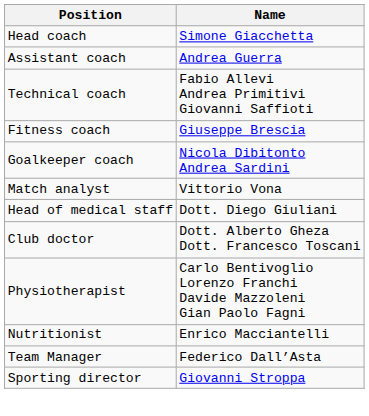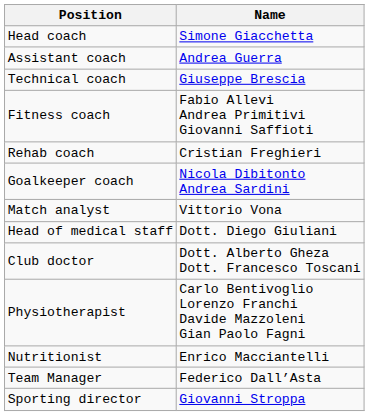(246, 95) Fabio Allevi Andrea Primitivi Giovanni Saffioti -> (242, 79) Giuseppe Brescia
(242, 131) Giuseppe Brescia -> (246, 116) Fabio Allevi Andrea Primitivi Giovanni Saffioti
+ row: (51, 153)
